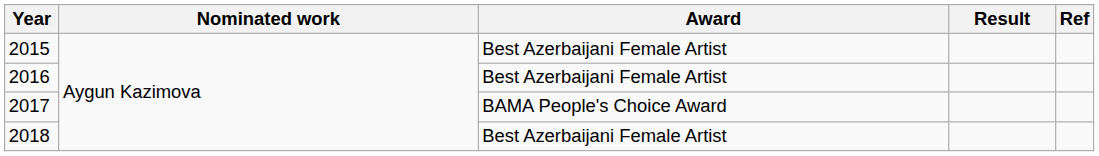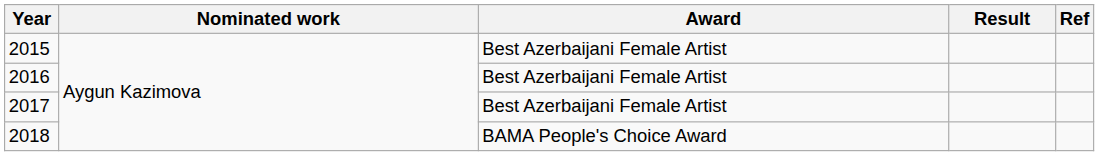(604, 106) BAMA People's Choice Award -> (604, 106) Best Azerbaijani Female Artist
(604, 135) Best Azerbaijani Female Artist -> (604, 135) BAMA People's Choice Award
